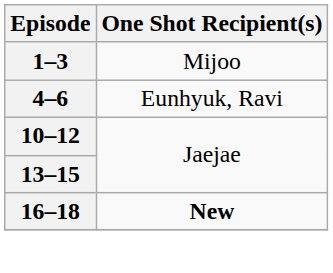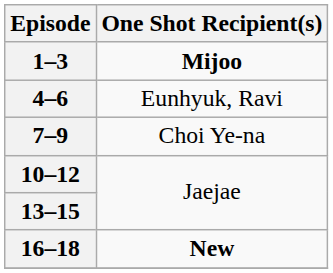(212, 60) normal -> (212, 60) bold
+ row: (50, 135)
